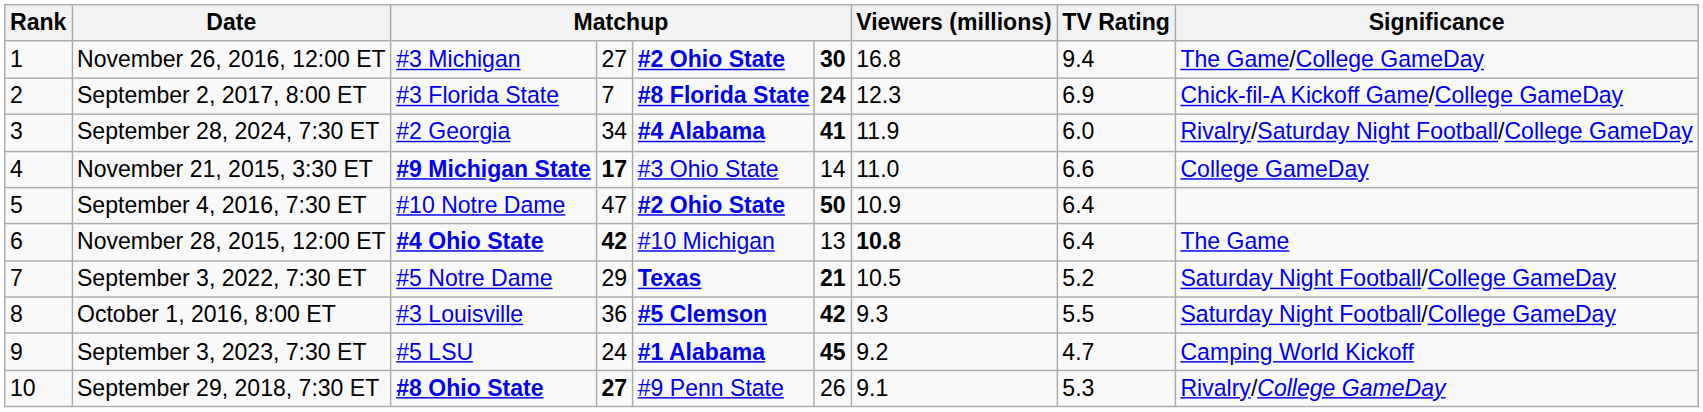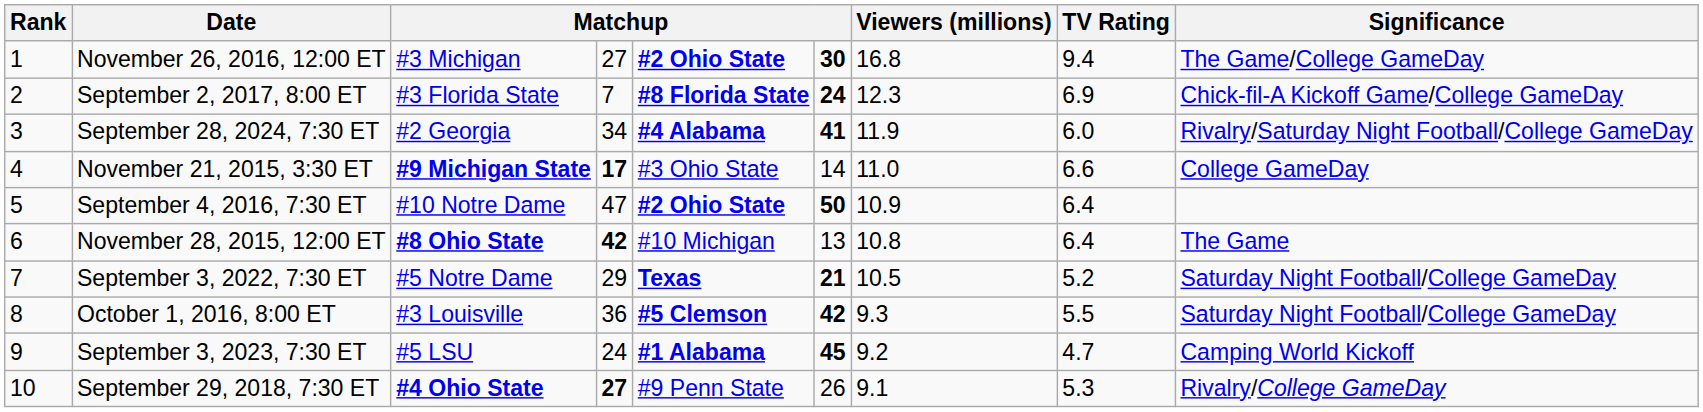(470, 242) #4 Ohio State -> (470, 242) #8 Ohio State
(879, 242) bold -> (879, 242) normal
(470, 388) #8 Ohio State -> (470, 388) #4 Ohio State
